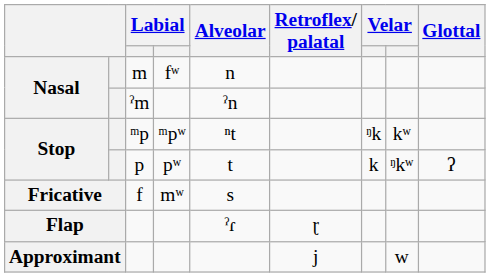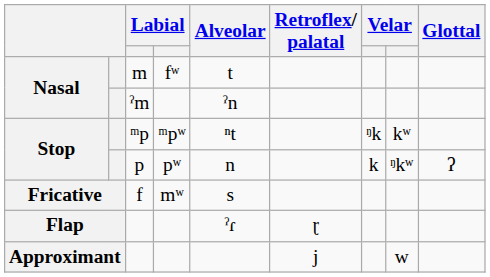(230, 72) n -> (230, 72) t
(230, 164) t -> (230, 164) n
